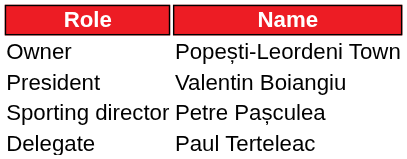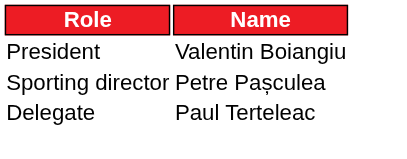- row: (39, 51)
